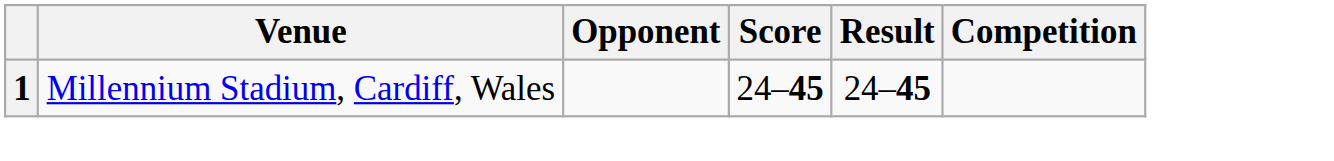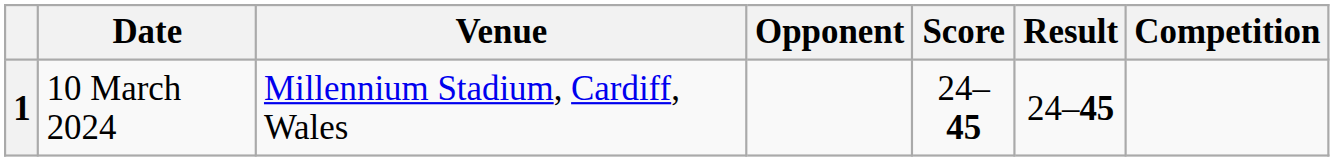+ column: (147, 32)
